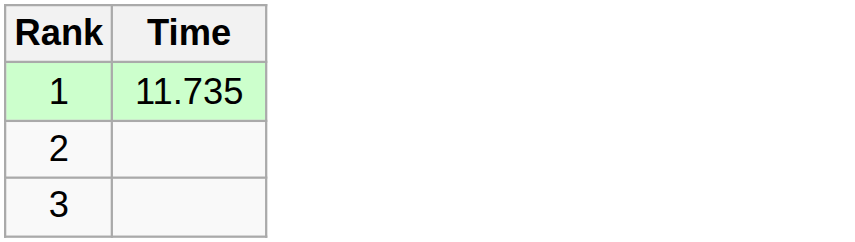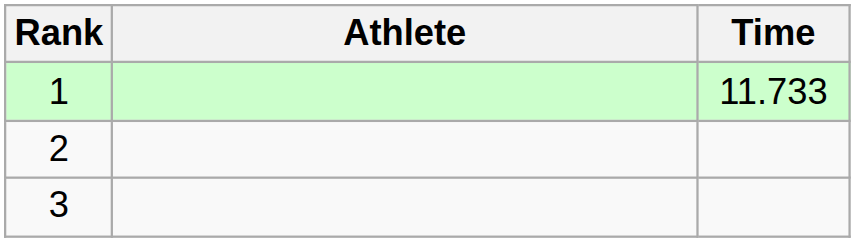+ column: (405, 33)
(189, 90) 11.735 -> (773, 90) 11.733
